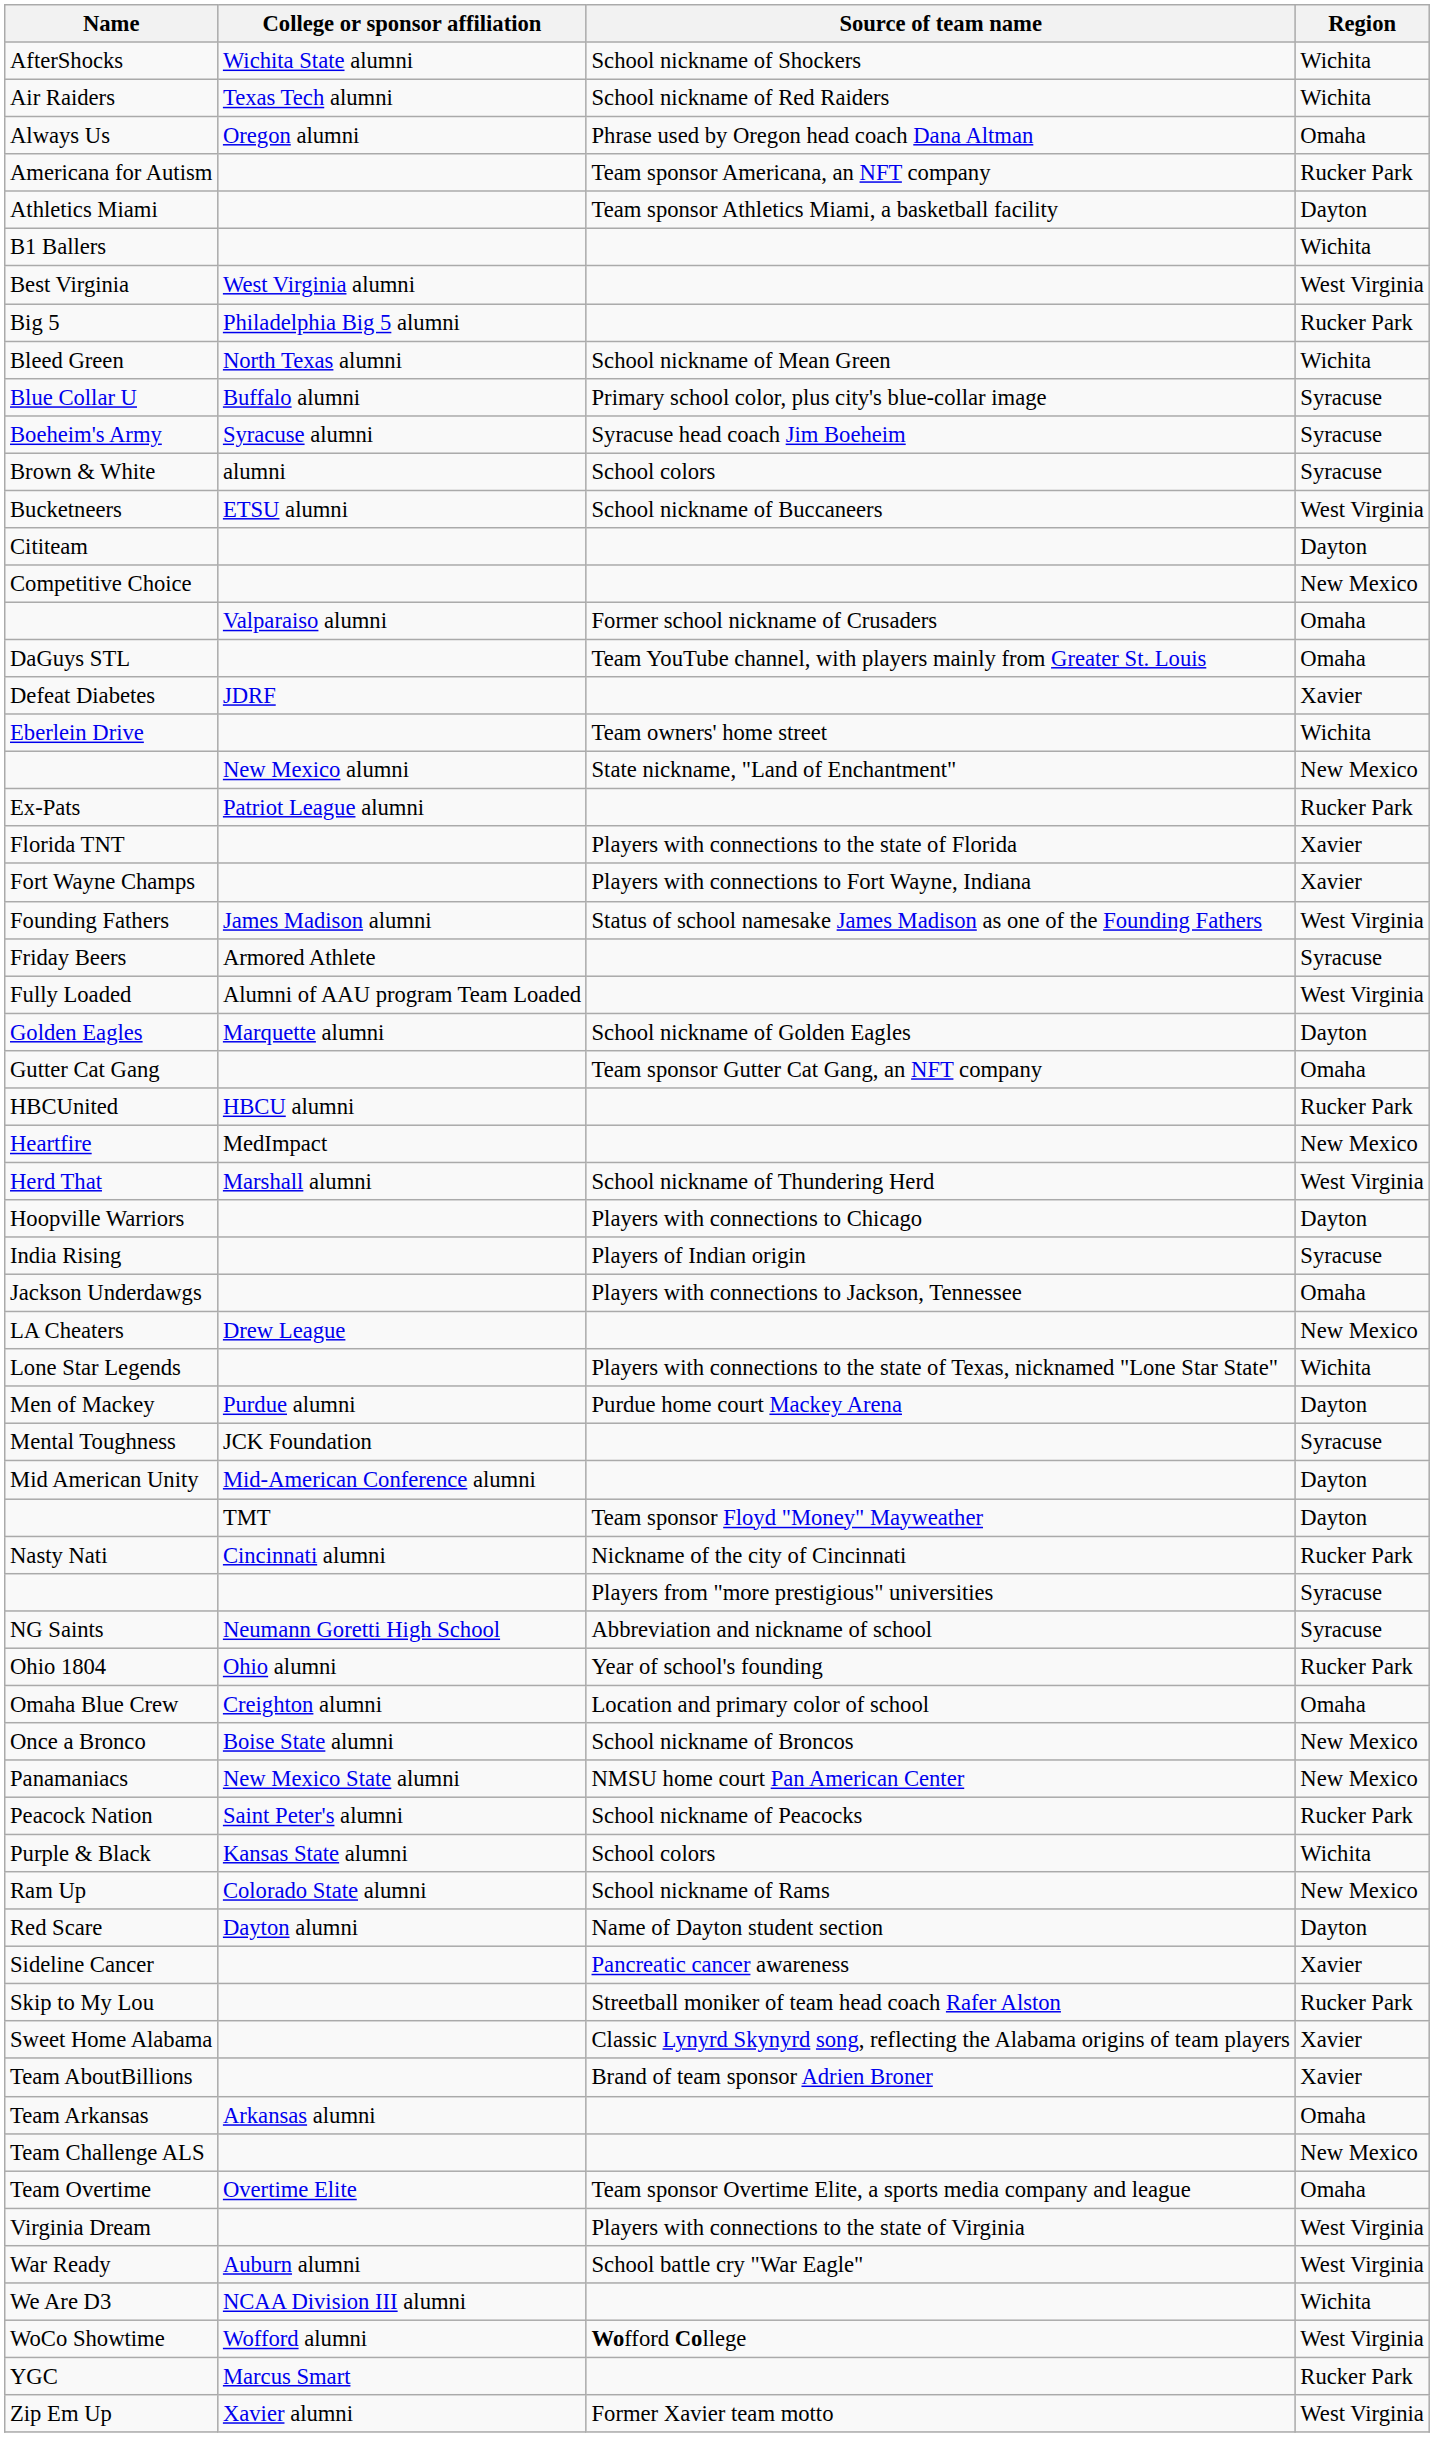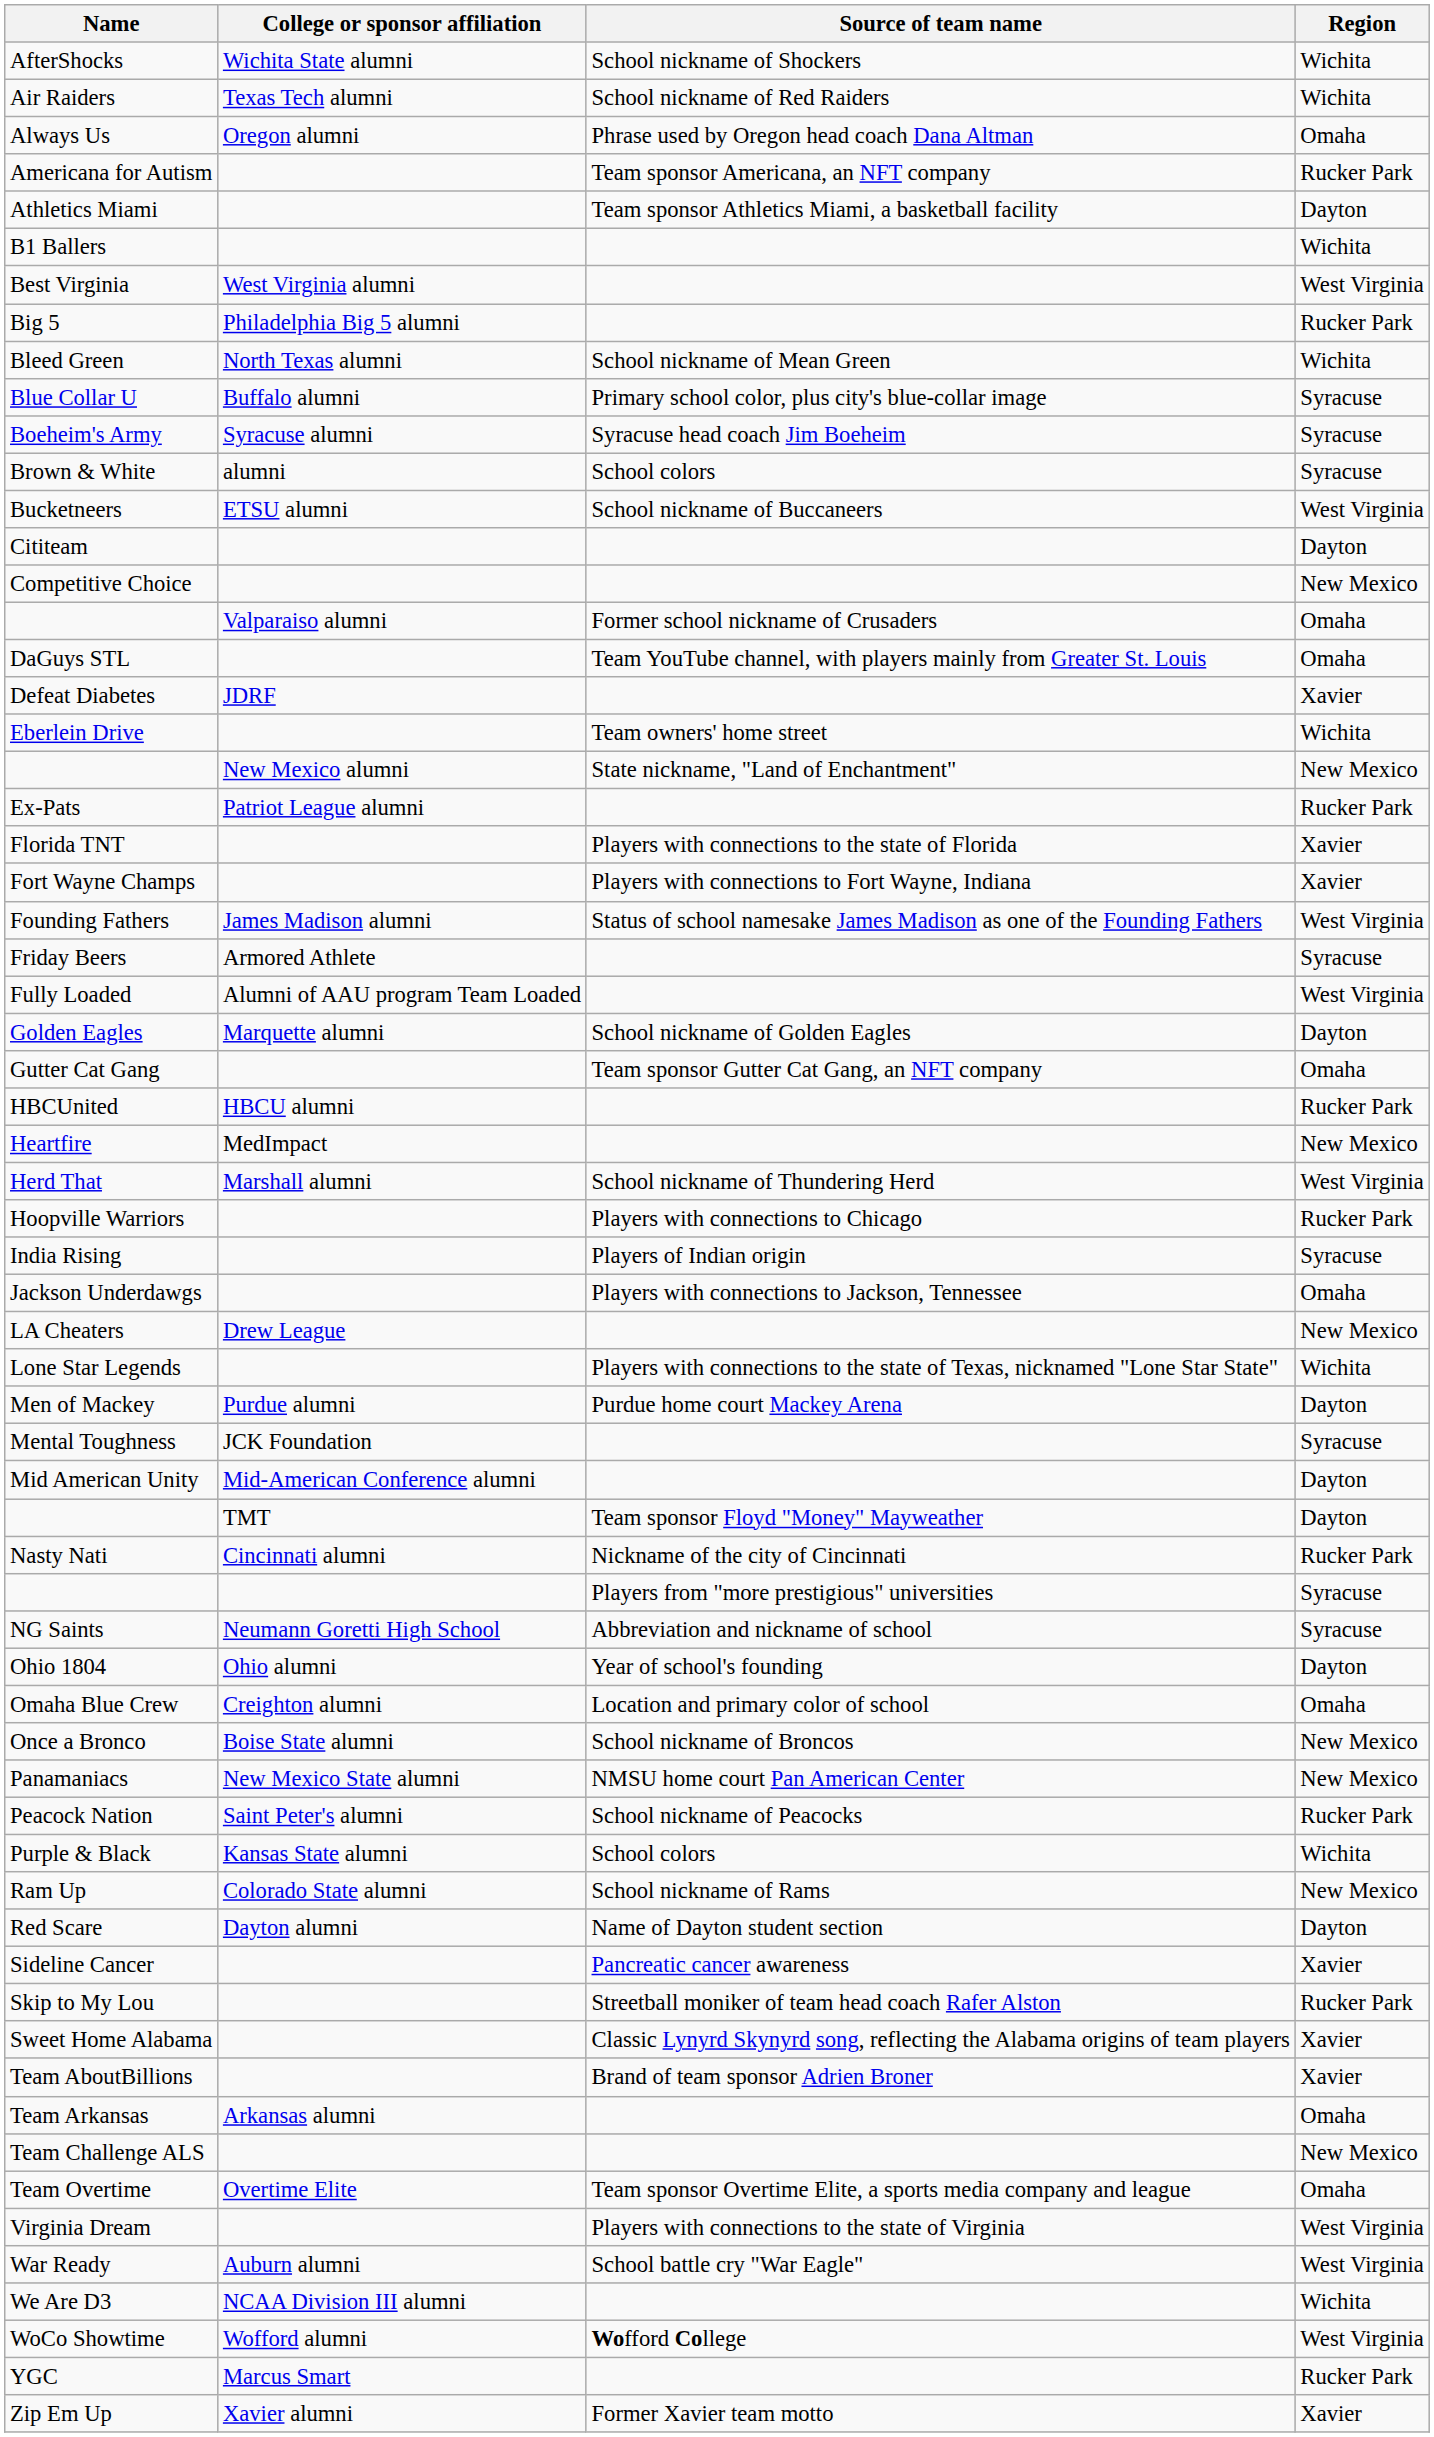(1334, 1218) Dayton -> (1357, 1218) Rucker Park
(1357, 1666) Rucker Park -> (1334, 1666) Dayton
(1362, 2413) West Virginia -> (1331, 2413) Xavier
